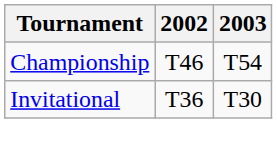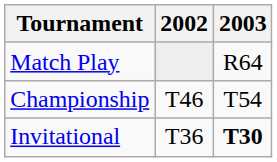+ row: (65, 61)
(243, 99) normal -> (243, 136) bold
